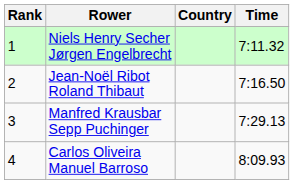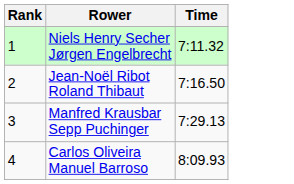- column: (205, 15)
